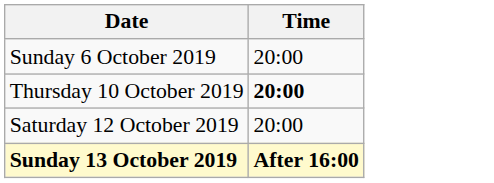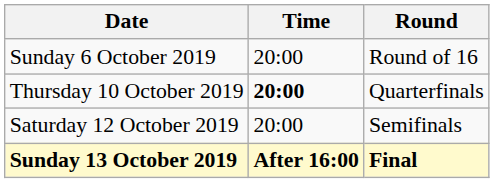+ column: (426, 21)
